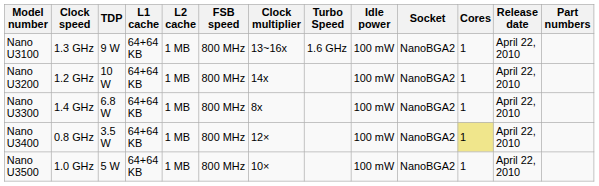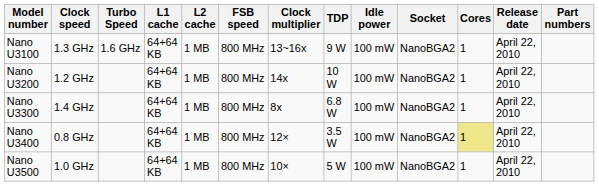columns swapped: (328, 19) <-> (112, 19)
